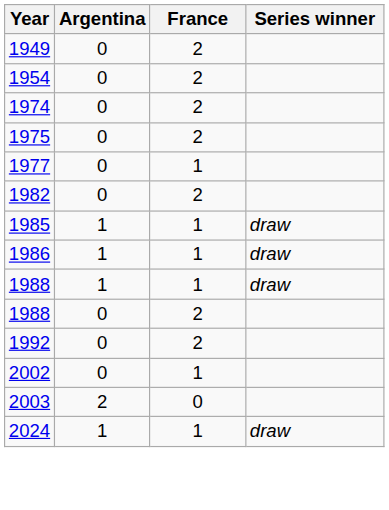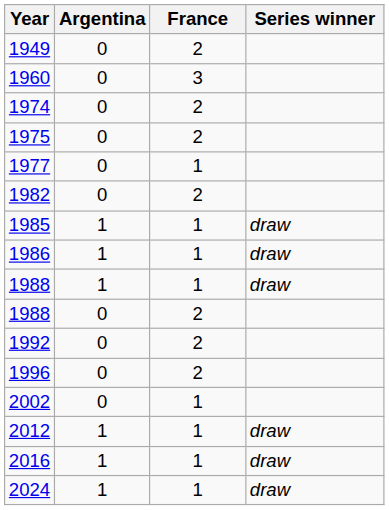- row: (30, 78)
+ row: (30, 78)
+ row: (30, 372)
- row: (30, 401)
+ row: (30, 431)
+ row: (30, 460)
